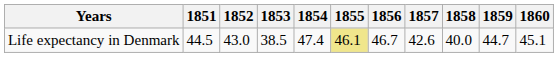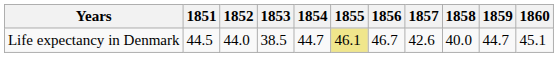(237, 40) 43.0 -> (237, 40) 44.0
(311, 40) 47.4 -> (311, 40) 44.7
